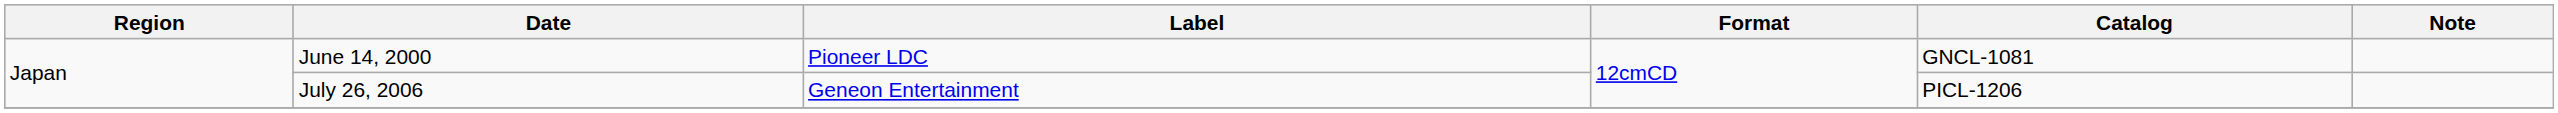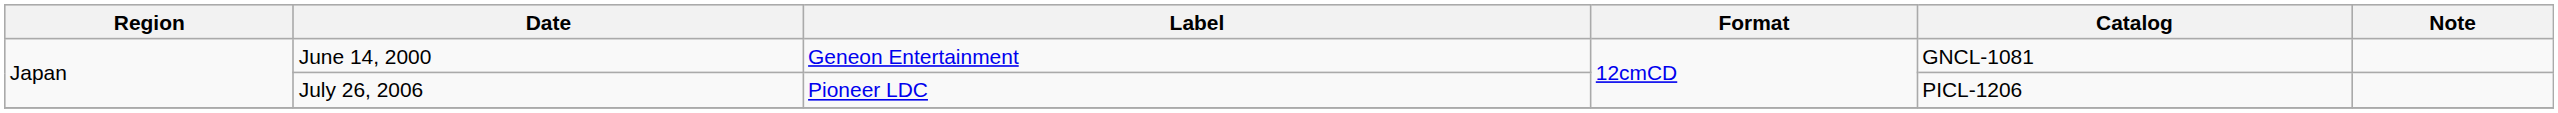(868, 56) Pioneer LDC -> (913, 56) Geneon Entertainment
(913, 90) Geneon Entertainment -> (868, 90) Pioneer LDC
